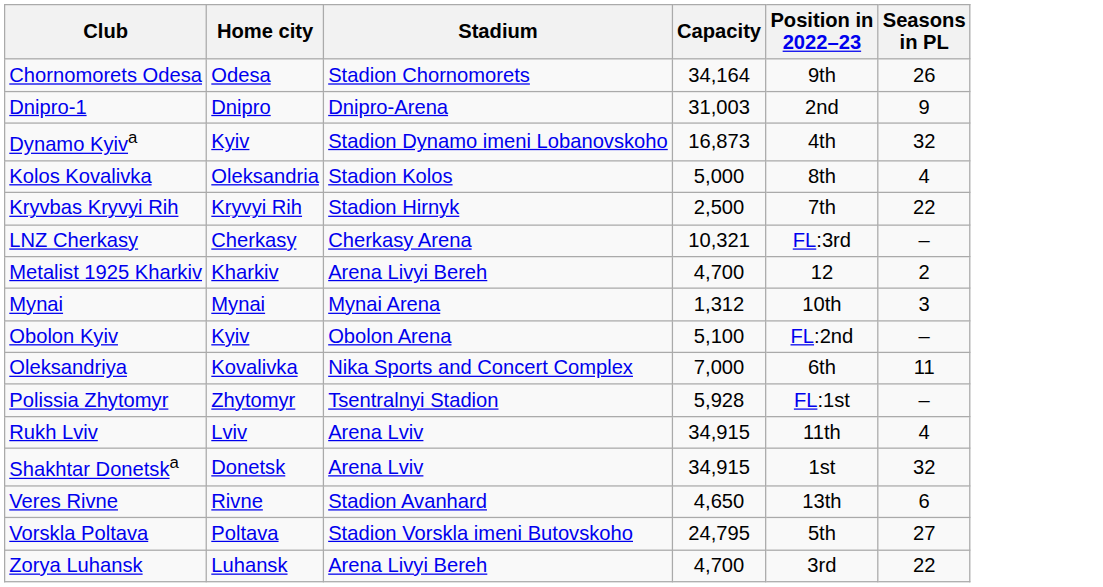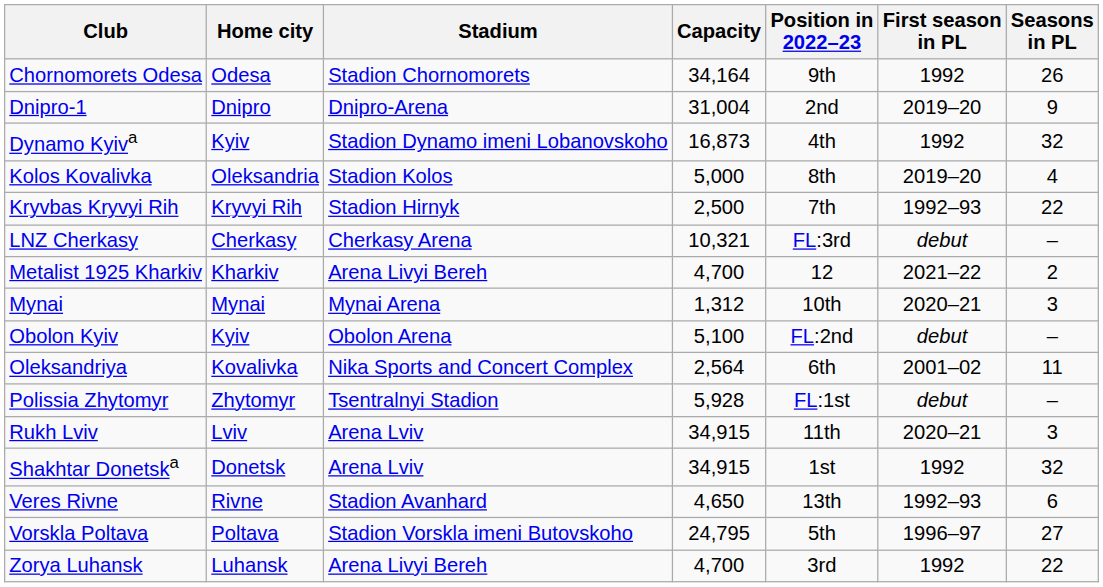+ column: (942, 31)
(719, 107) 31,003 -> (719, 107) 31,004
(719, 368) 7,000 -> (719, 368) 2,564
(924, 432) 4 -> (1052, 432) 3
